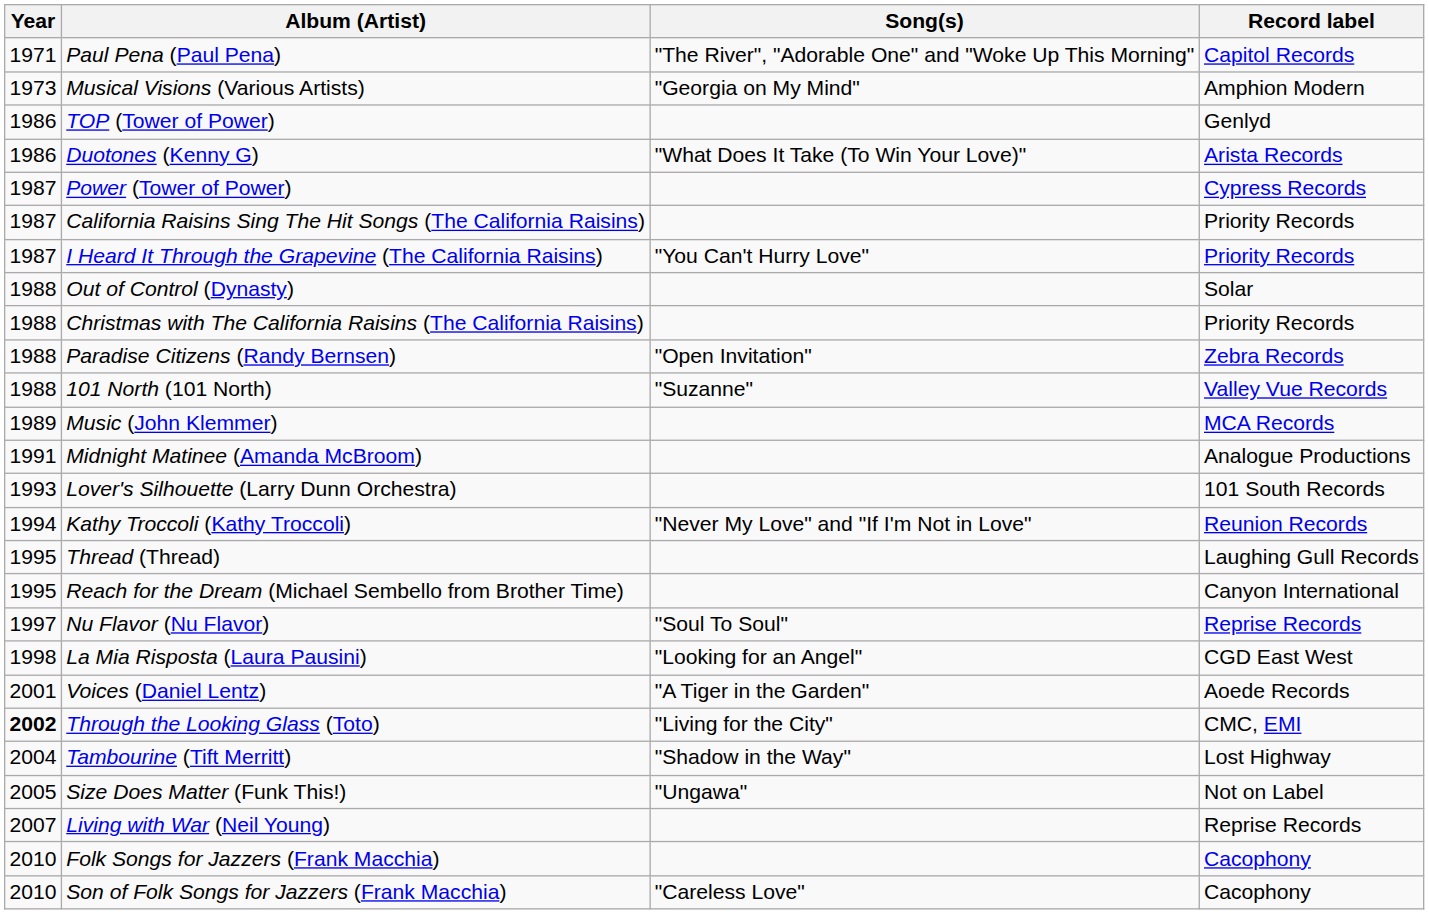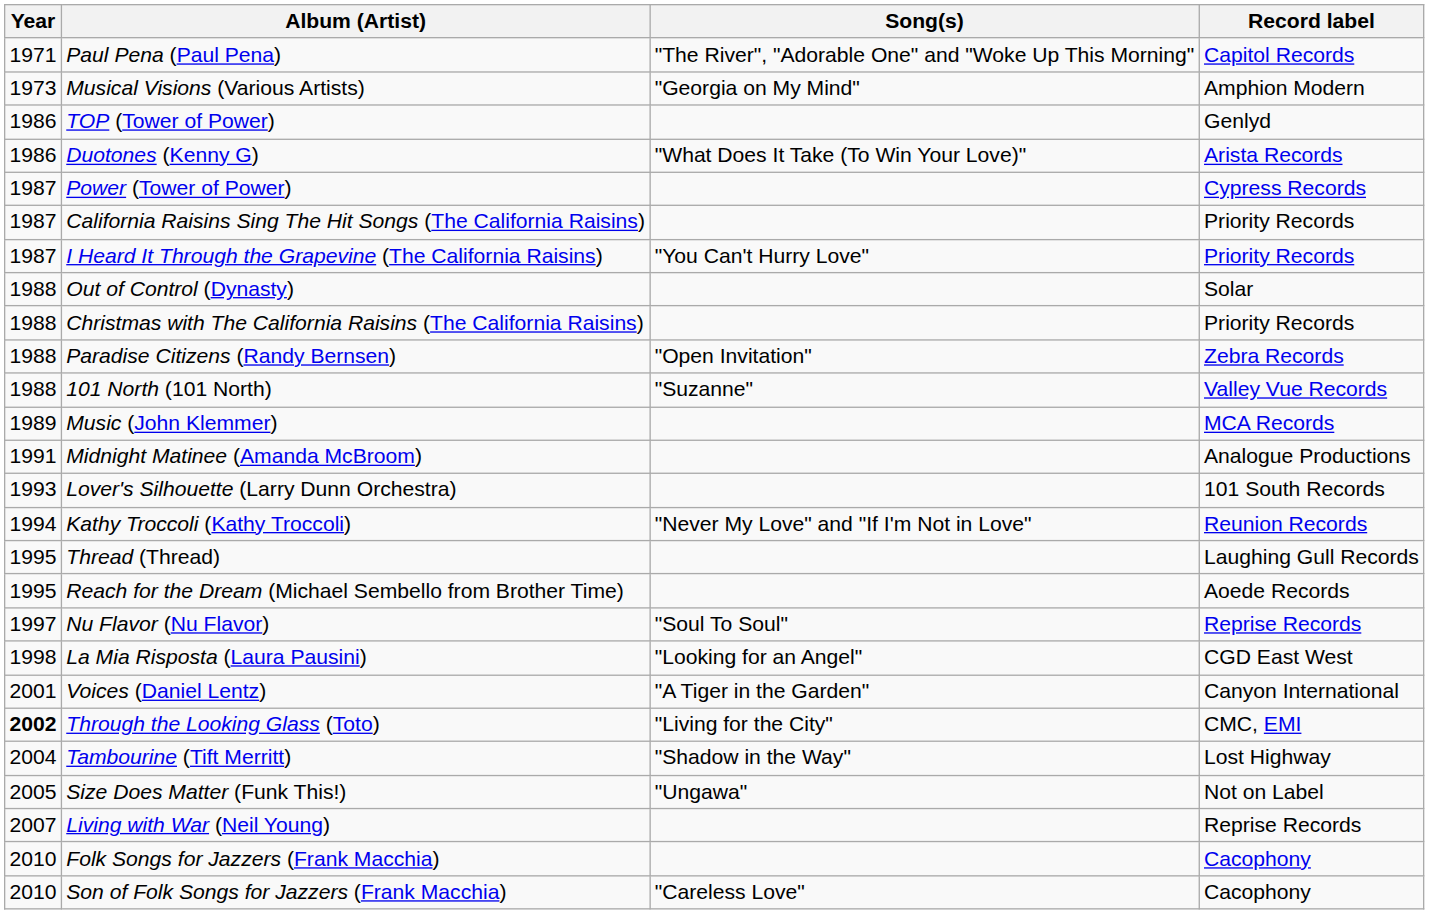(1301, 590) Canyon International -> (1277, 590) Aoede Records
(1277, 691) Aoede Records -> (1301, 691) Canyon International
